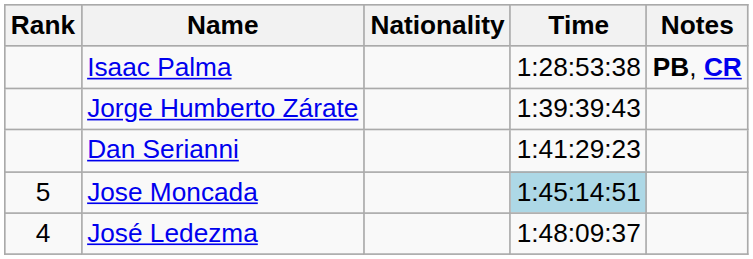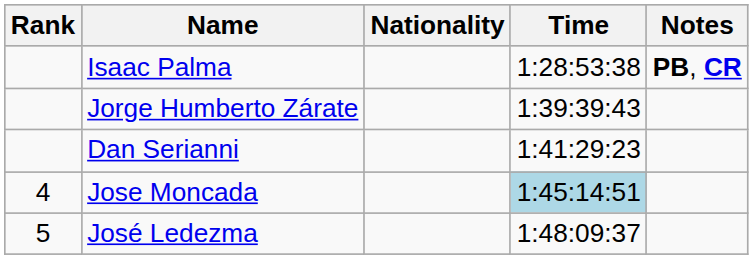(43, 191) 5 -> (43, 191) 4
(43, 233) 4 -> (43, 233) 5
